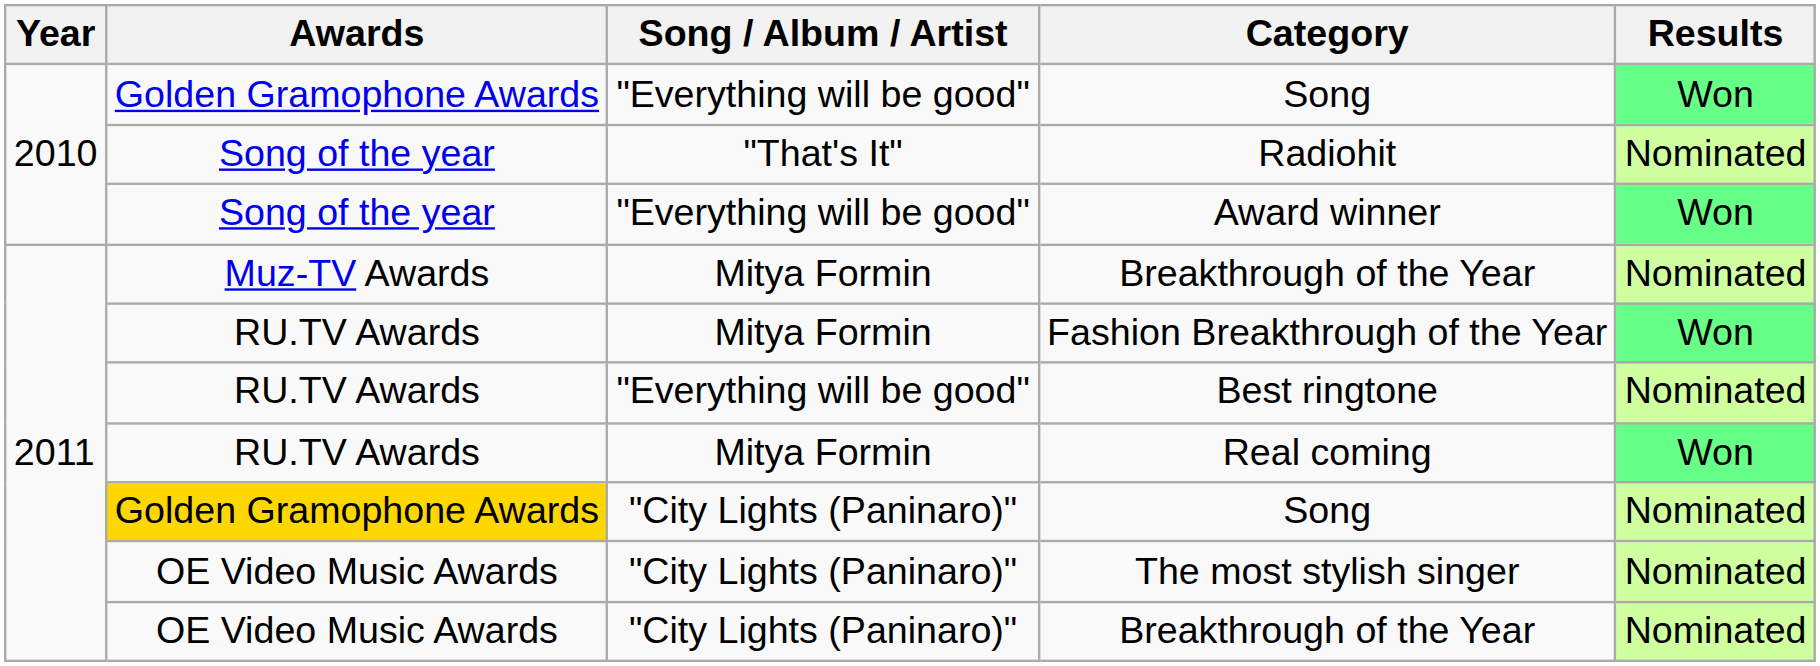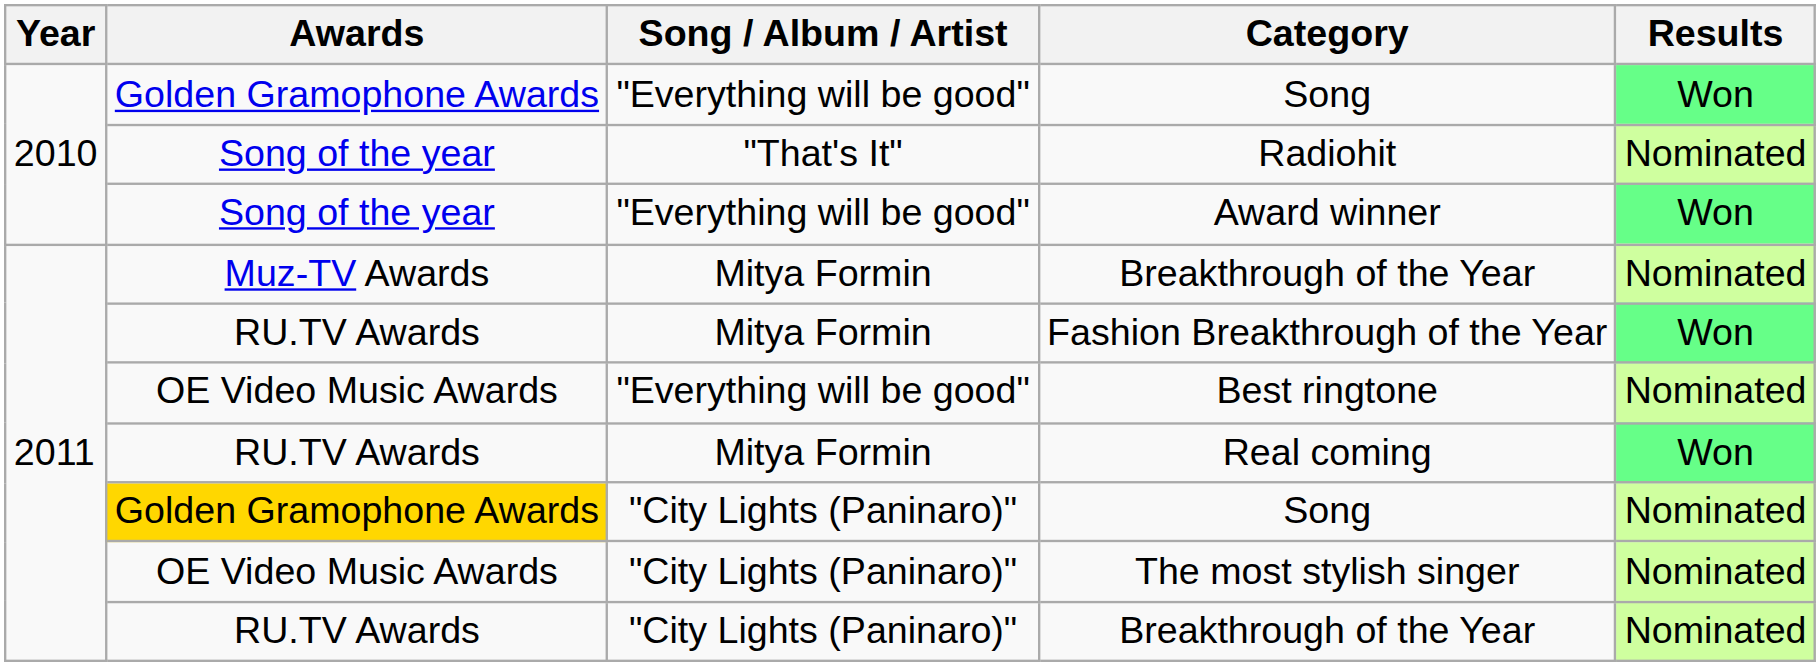(357, 392) RU.TV Awards -> (357, 392) OE Video Music Awards
(357, 630) OE Video Music Awards -> (357, 630) RU.TV Awards
